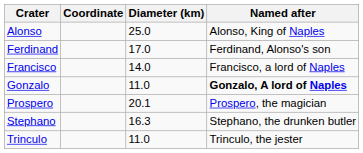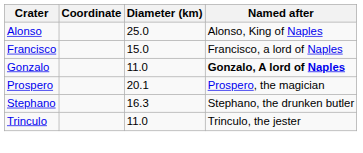- row: (33, 49)
(140, 67) 14.0 -> (138, 49) 15.0
